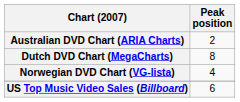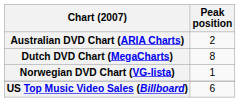(212, 72) 4 -> (212, 72) 1
